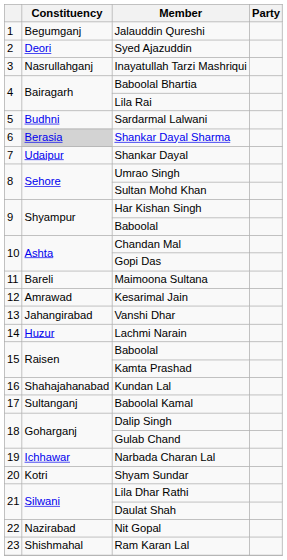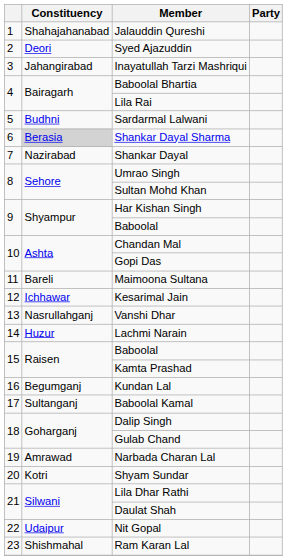(53, 31) Begumganj -> (67, 31) Shahajahanabad
(59, 66) Nasrullahganj -> (58, 66) Jahangirabad
(44, 155) Udaipur -> (50, 155) Nazirabad
(48, 297) Amrawad -> (47, 297) Ichhawar
(58, 315) Jahangirabad -> (59, 315) Nasrullahganj
(67, 386) Shahajahanabad -> (53, 386) Begumganj
(47, 457) Ichhawar -> (48, 457) Amrawad
(50, 528) Nazirabad -> (44, 528) Udaipur
